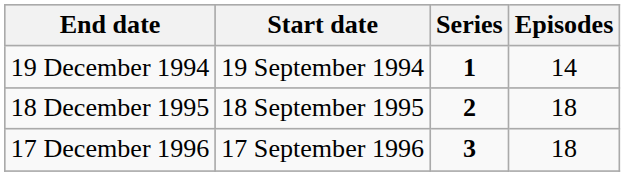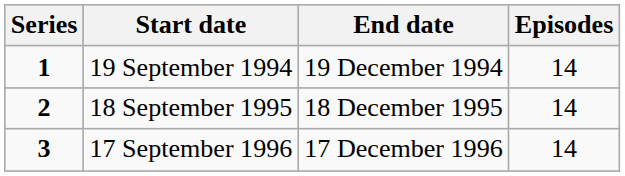columns swapped: (469, 25) <-> (110, 25)
(564, 107) 18 -> (564, 107) 14
(564, 149) 18 -> (564, 149) 14
